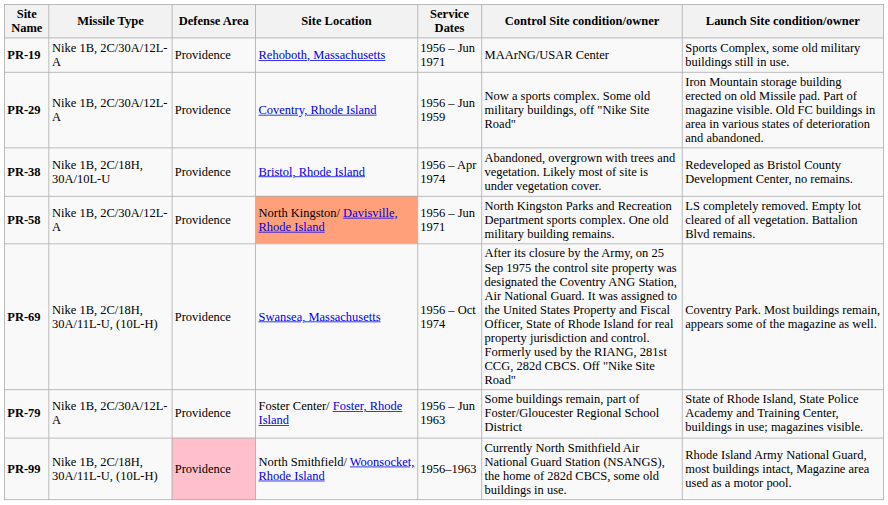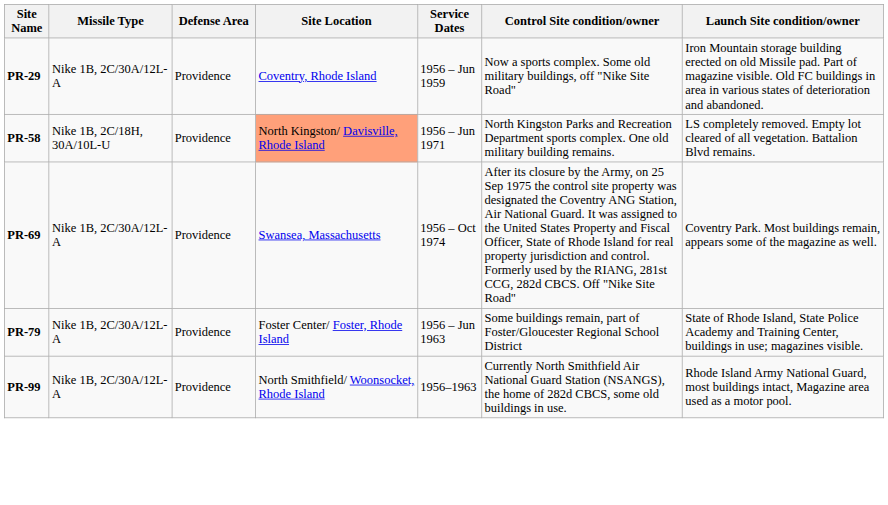- row: (24, 55)
- row: (24, 172)
(110, 219) Nike 1B, 2C/30A/12L-A -> (97, 138) Nike 1B, 2C/18H, 30A/10L-U
(105, 316) Nike 1B, 2C/18H, 30A/11L-U, (10L-H) -> (110, 235) Nike 1B, 2C/30A/12L-A
(105, 468) Nike 1B, 2C/18H, 30A/11L-U, (10L-H) -> (110, 387) Nike 1B, 2C/30A/12L-A
(203, 468) pink background -> (203, 387) no background
